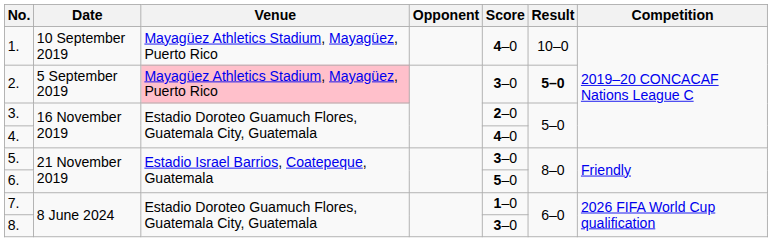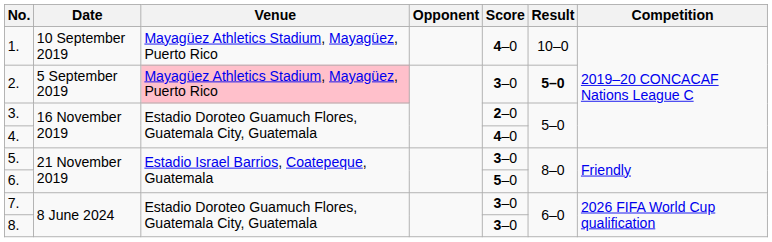(505, 203) 1–0 -> (505, 203) 3–0
